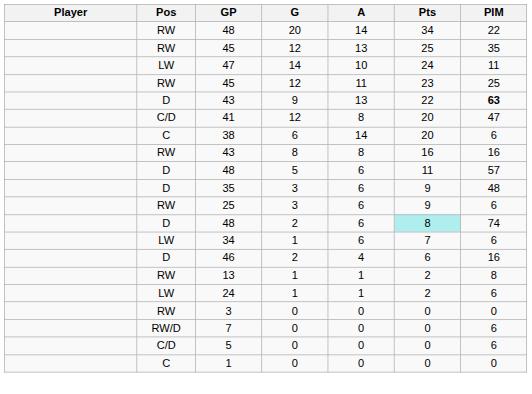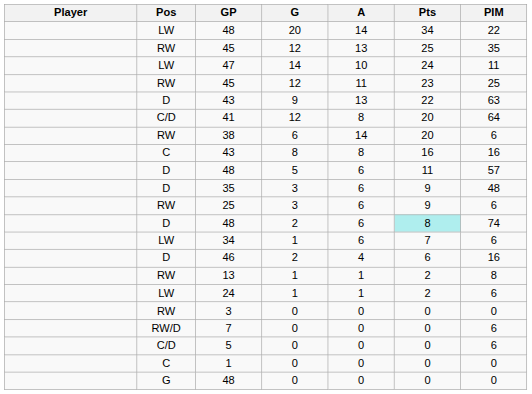(166, 30) RW -> (166, 30) LW
(494, 100) bold -> (494, 100) normal
(494, 118) 47 -> (494, 118) 64
(166, 135) C -> (166, 135) RW
(166, 153) RW -> (166, 153) C
+ row: (229, 380)
